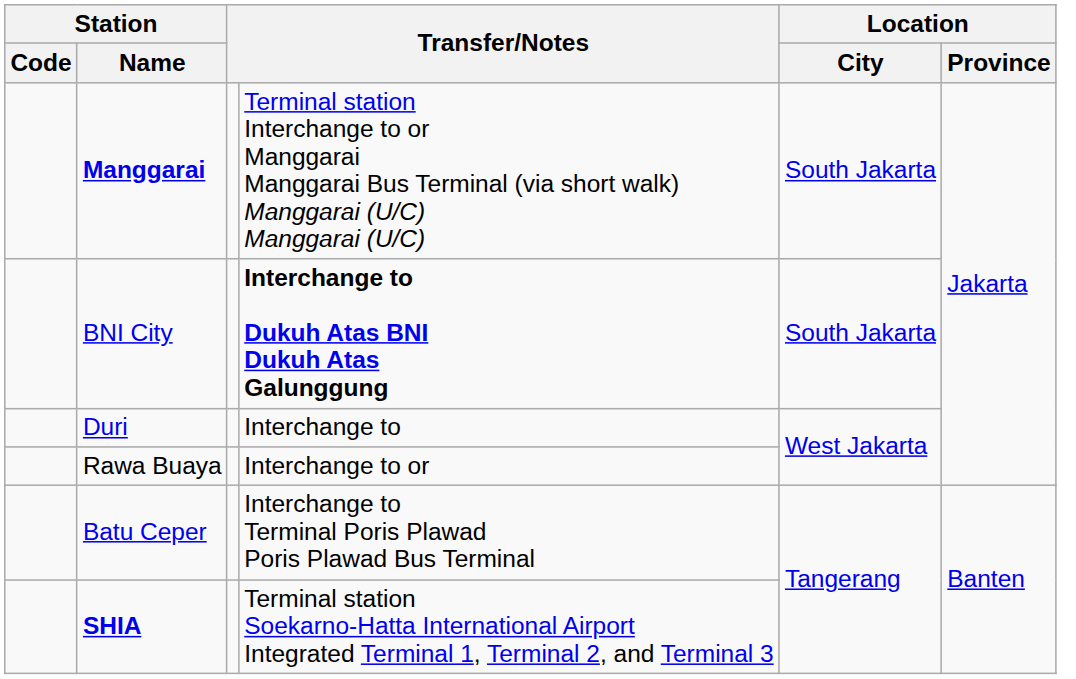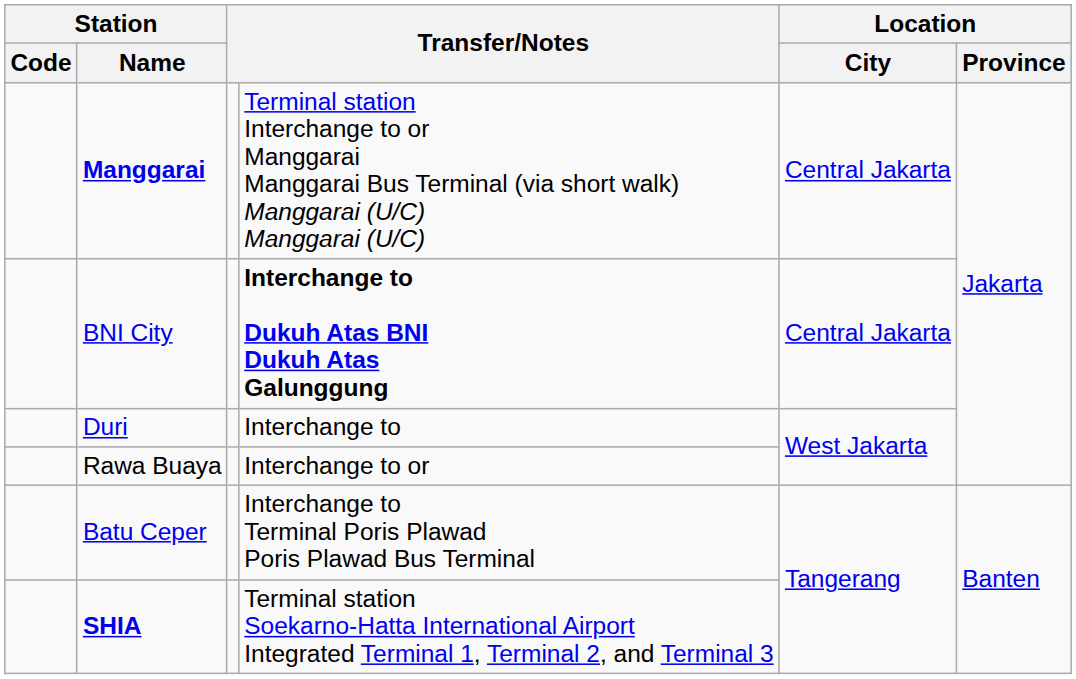(860, 170) South Jakarta -> (868, 170) Central Jakarta
(860, 333) South Jakarta -> (868, 333) Central Jakarta
